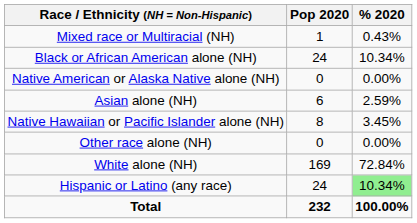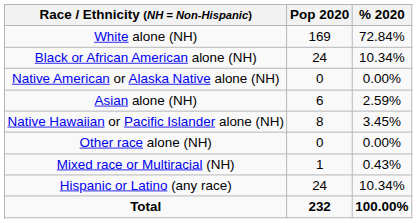rows swapped: (146, 164) <-> (146, 36)
(382, 185) lightgreen background -> (382, 185) no background
